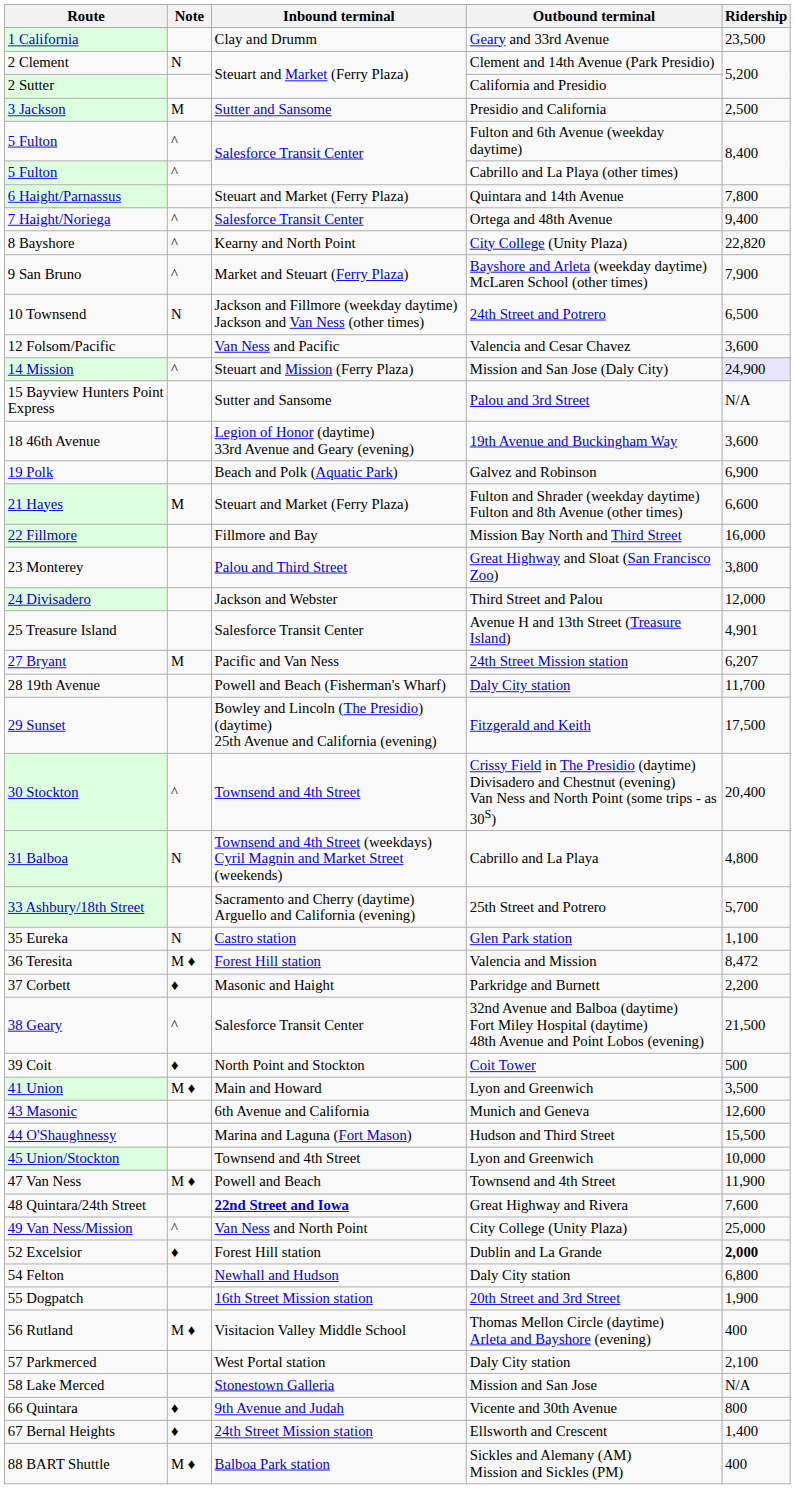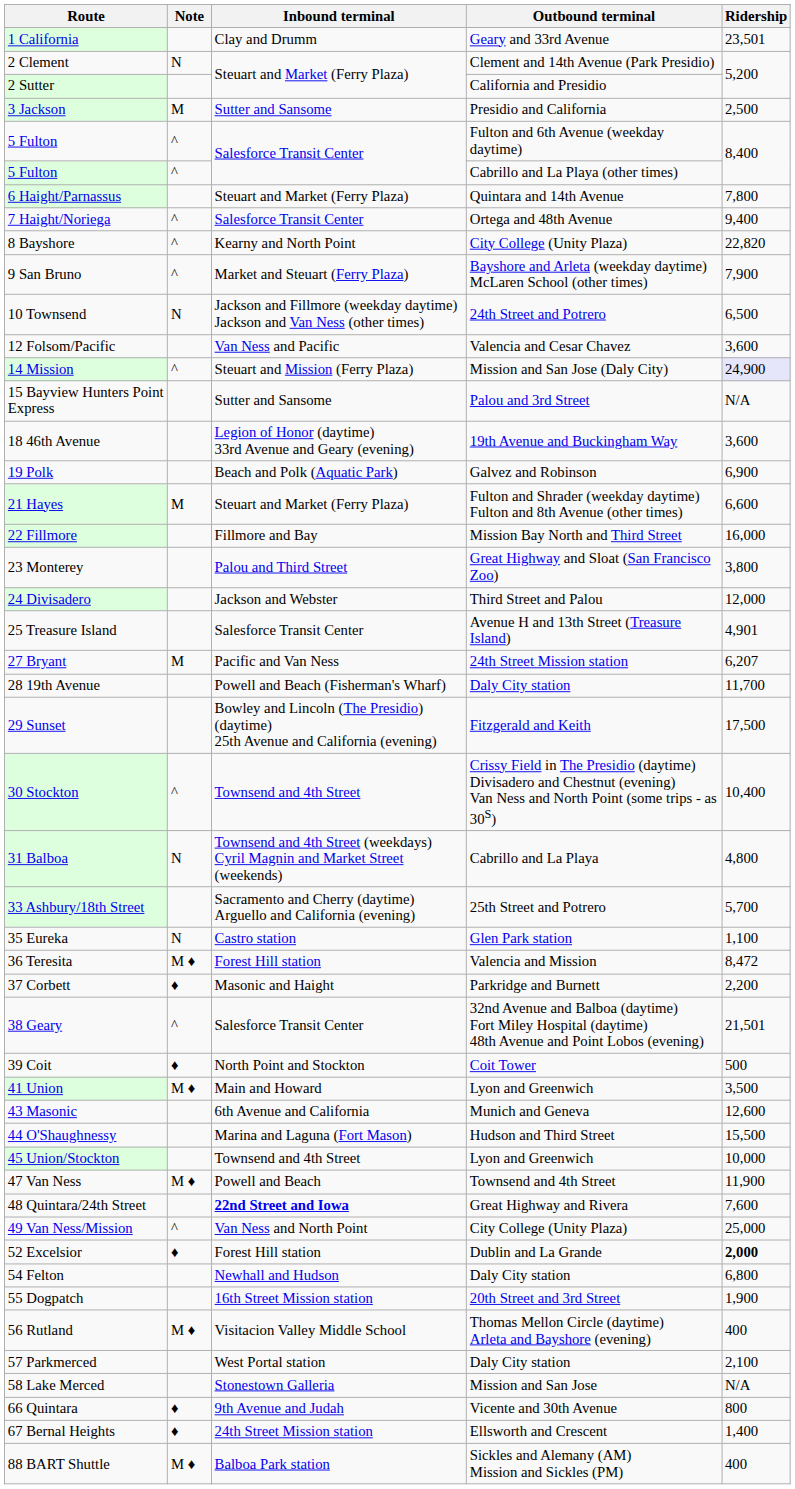(745, 39) 23,500 -> (745, 39) 23,501
(745, 792) 20,400 -> (745, 792) 10,400
(745, 1025) 21,500 -> (745, 1025) 21,501
